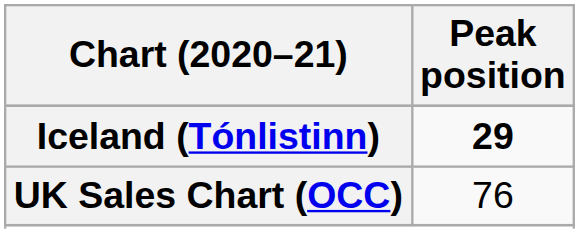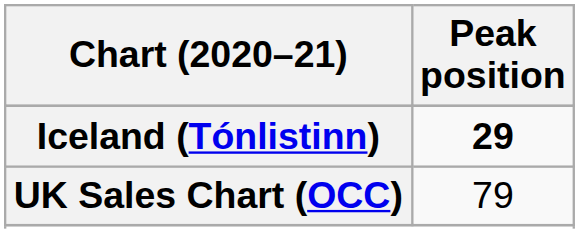(493, 195) 76 -> (493, 195) 79
